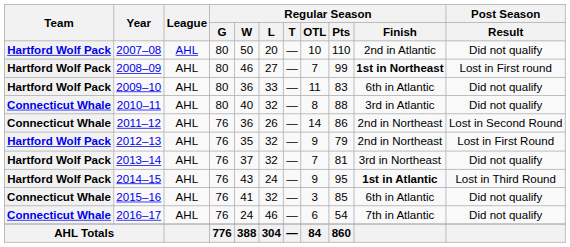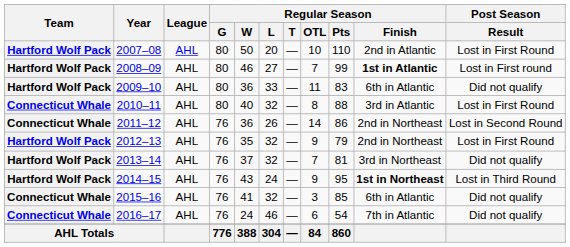(506, 50) Did not qualify -> (506, 50) Lost in First Round
(400, 69) 1st in Northeast -> (400, 69) 1st in Atlantic
(506, 105) Did not qualify -> (506, 105) Lost in First Round
(400, 178) 1st in Atlantic -> (400, 178) 1st in Northeast
